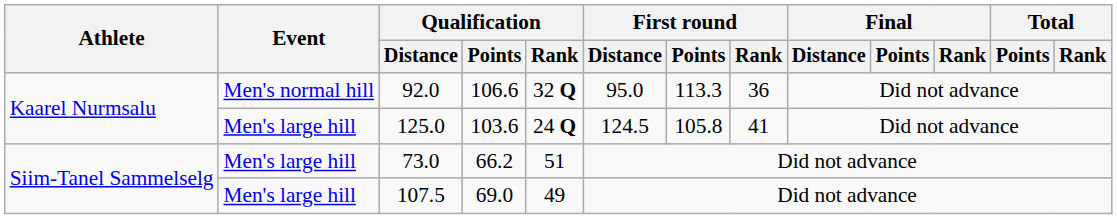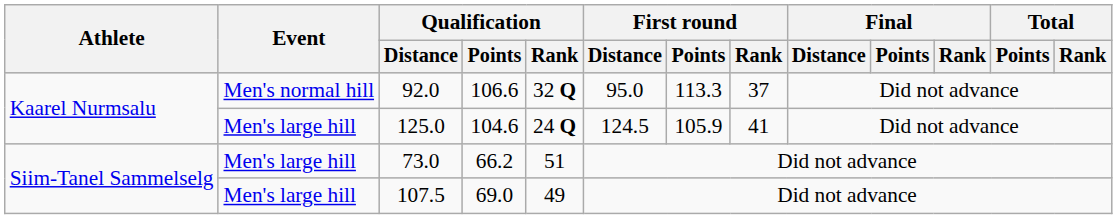(759, 90) 36 -> (759, 90) 37
(494, 126) 103.6 -> (494, 126) 104.6
(698, 126) 105.8 -> (698, 126) 105.9
